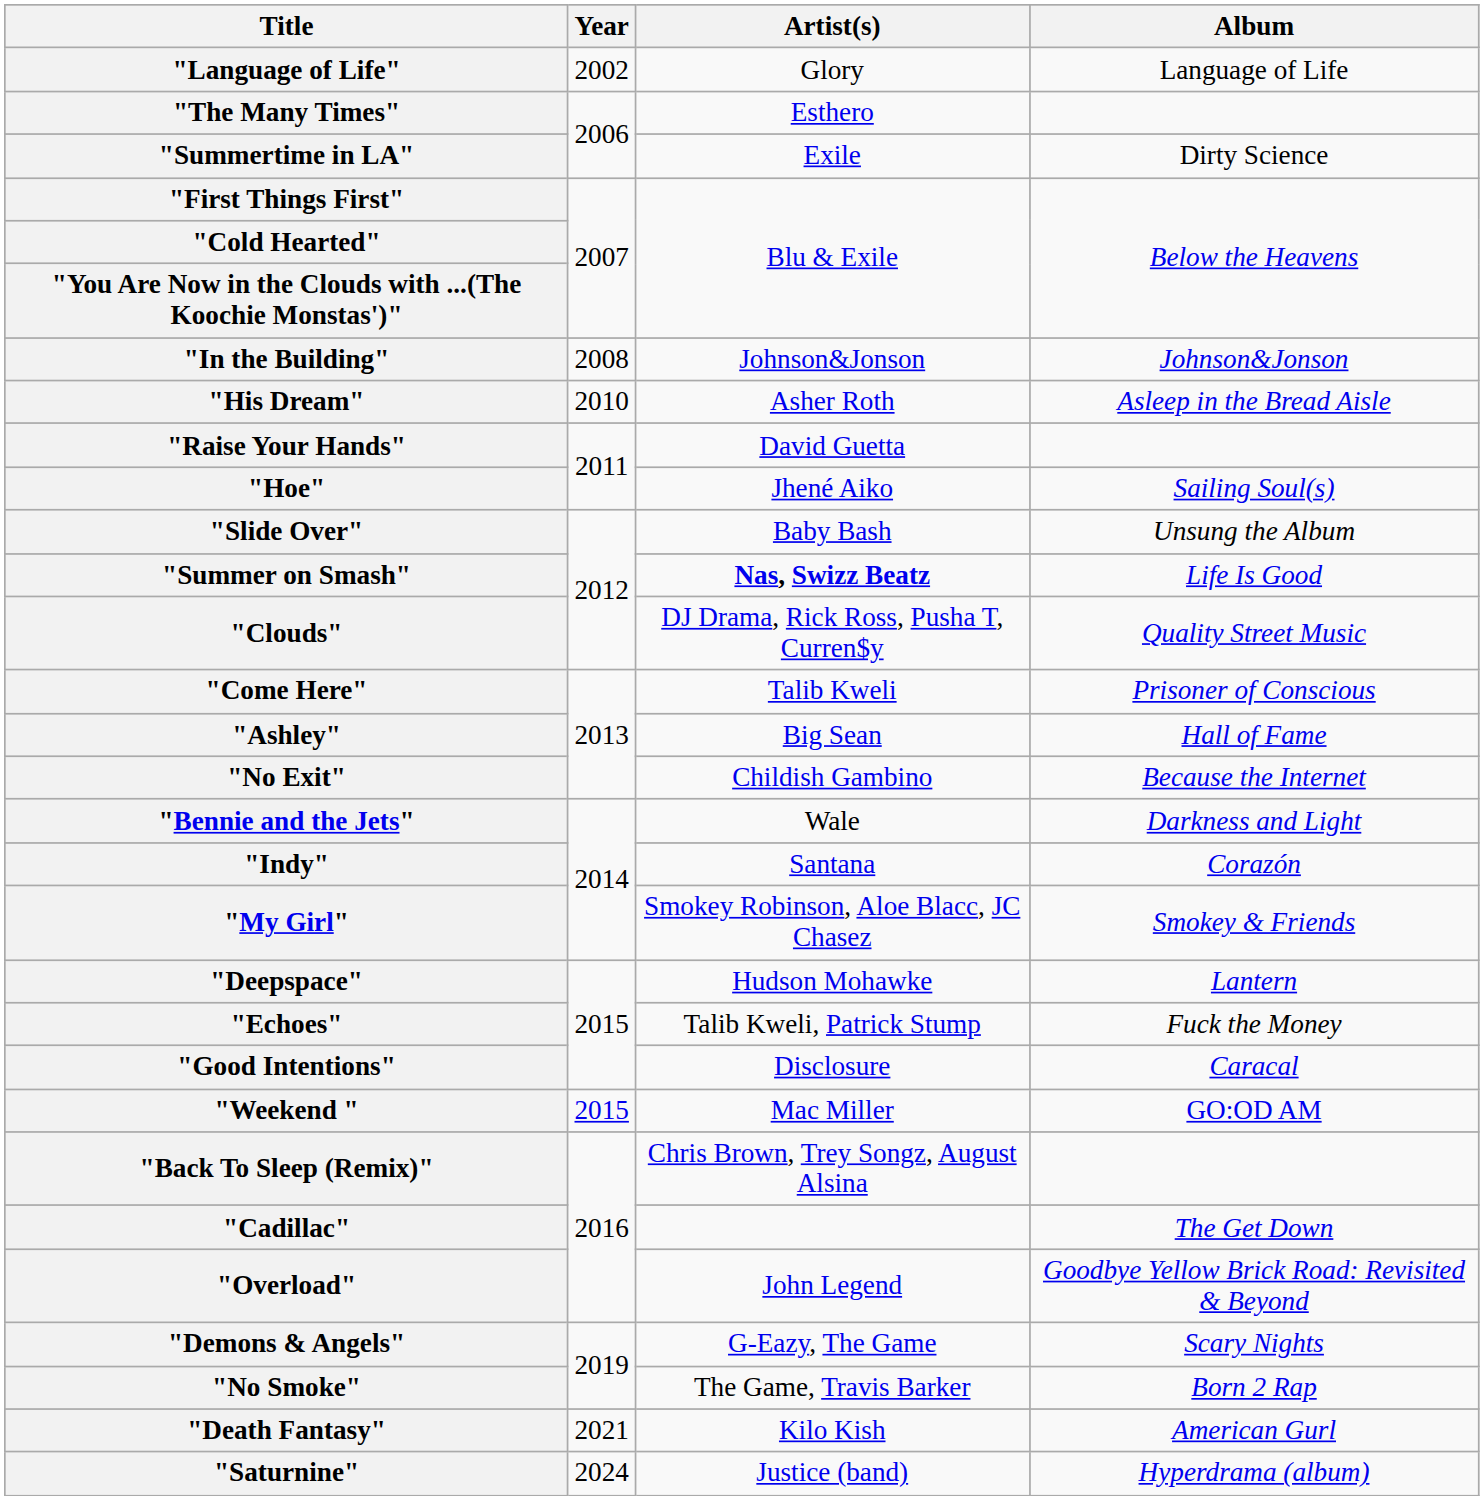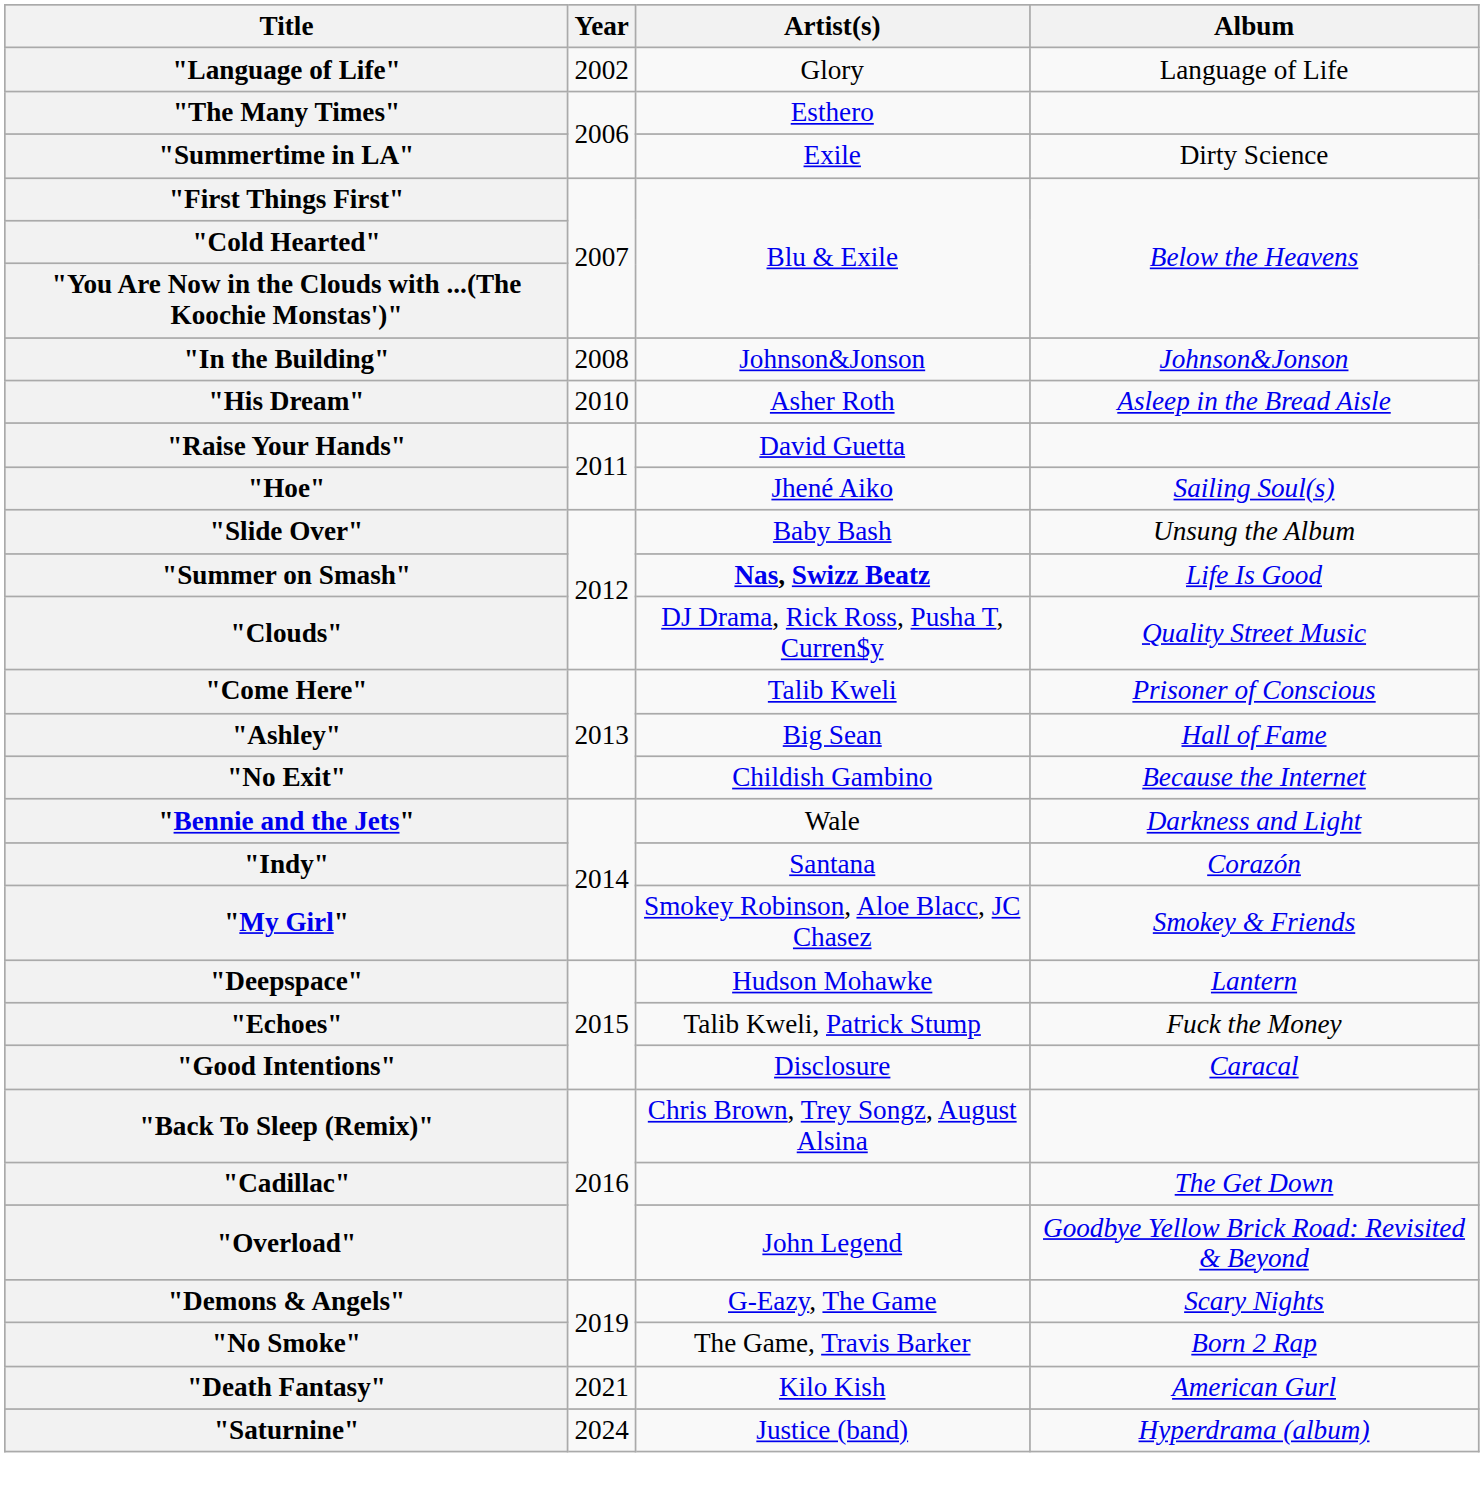- row: (287, 1110)
